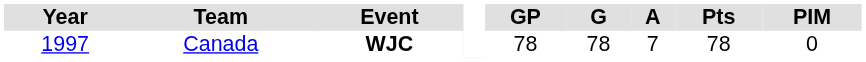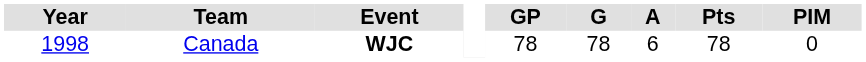(65, 44) 1997 -> (65, 44) 1998
(653, 44) 7 -> (653, 44) 6
